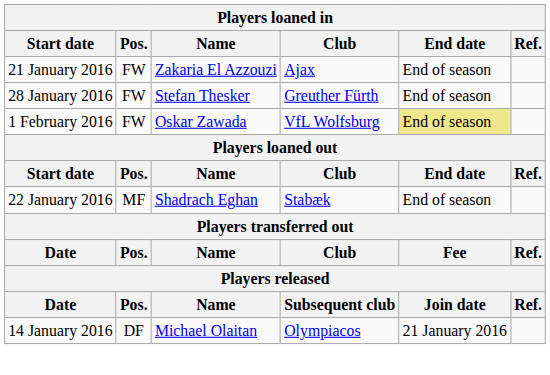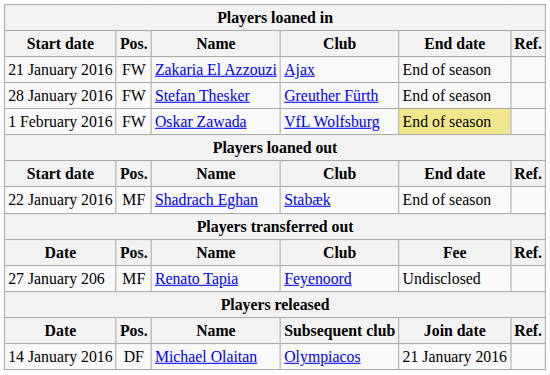+ row: (56, 278)
